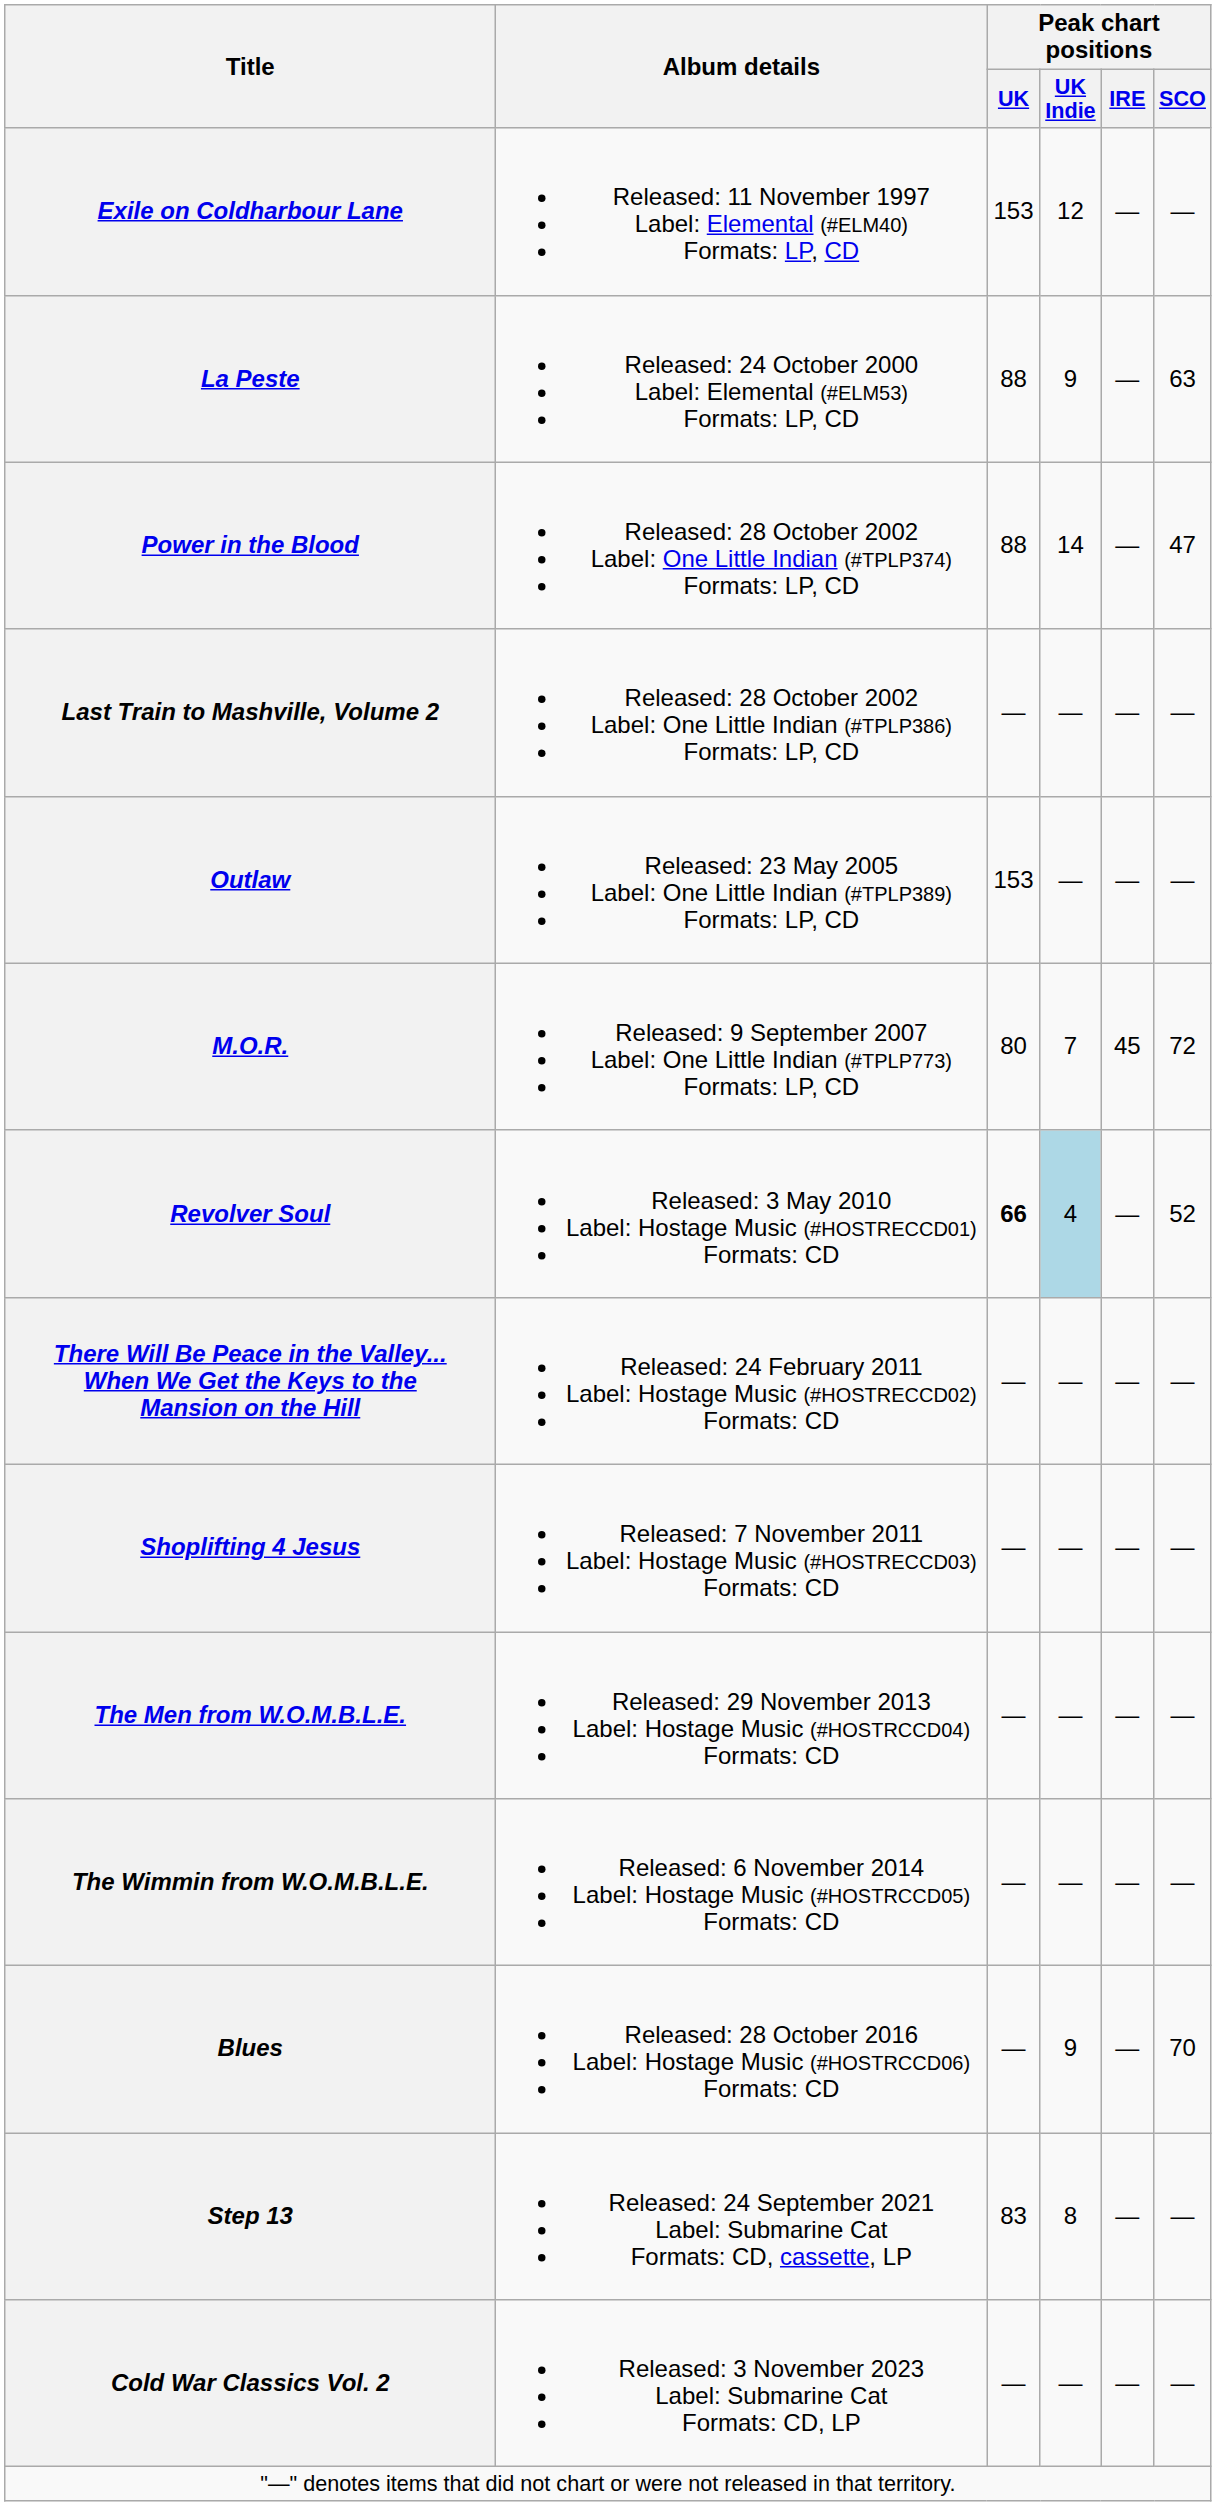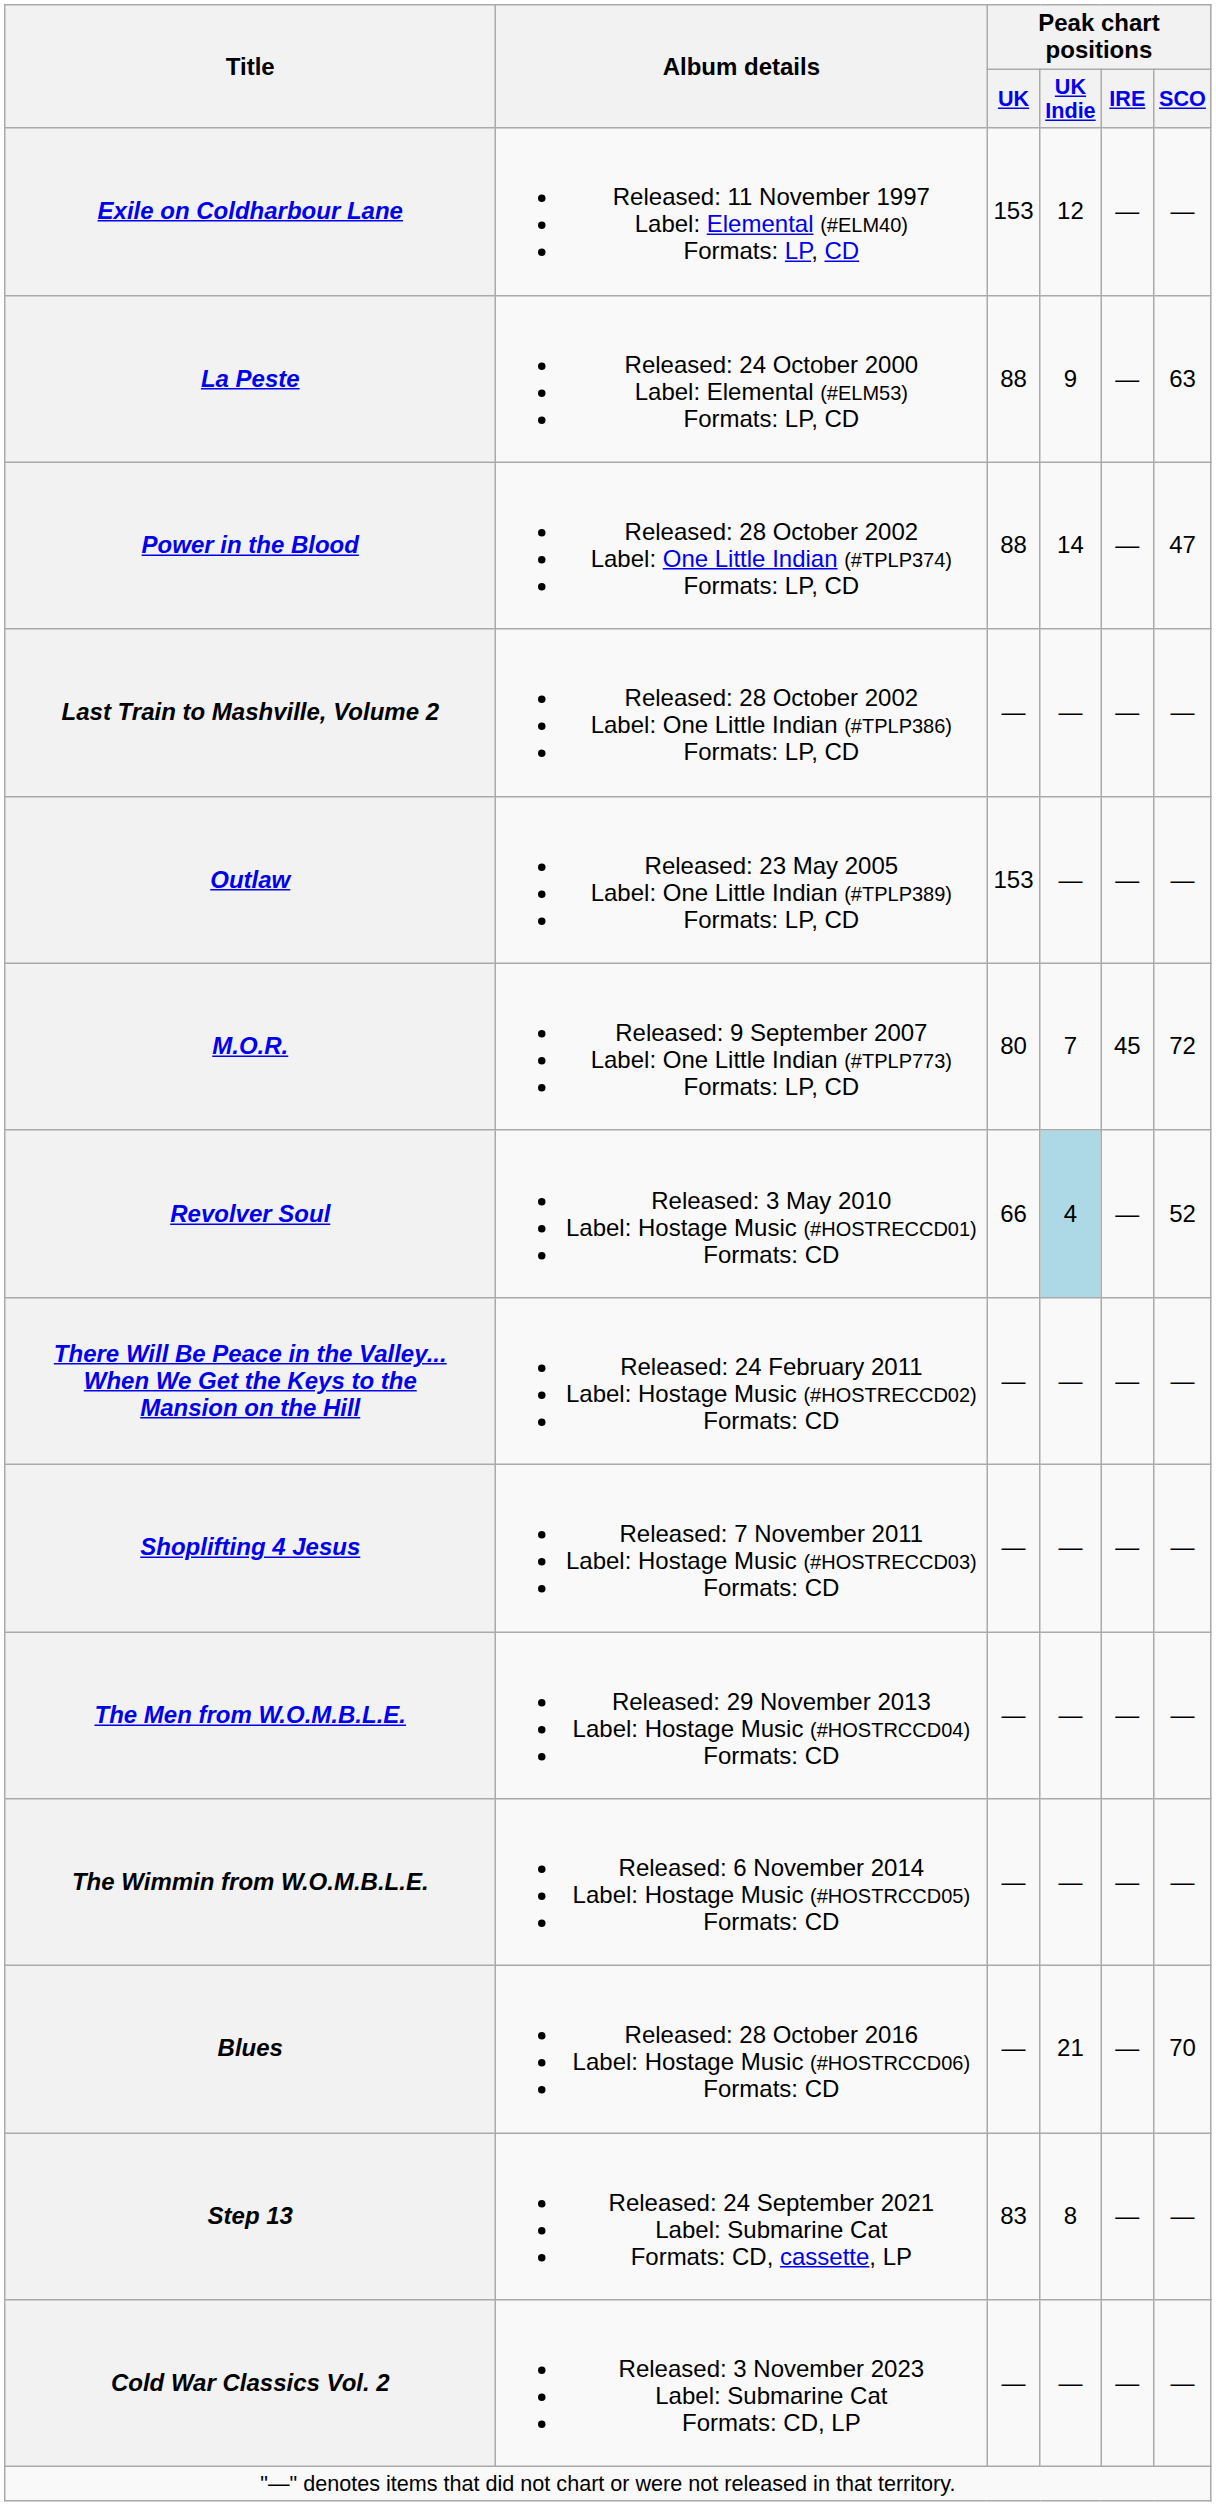(1014, 1213) bold -> (1014, 1213) normal
(1070, 2048) 9 -> (1070, 2048) 21
